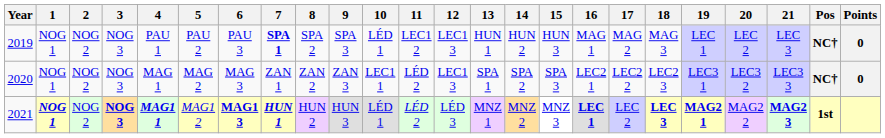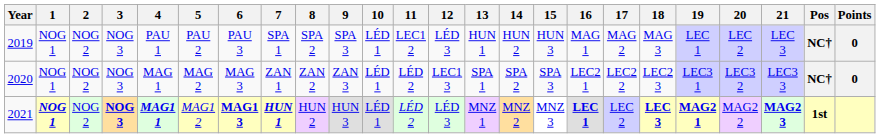(278, 42) bold -> (278, 42) normal
(453, 42) LEC1 3 -> (447, 42) LÉD 3
(380, 78) LEC1 1 -> (377, 78) LÉD 1
